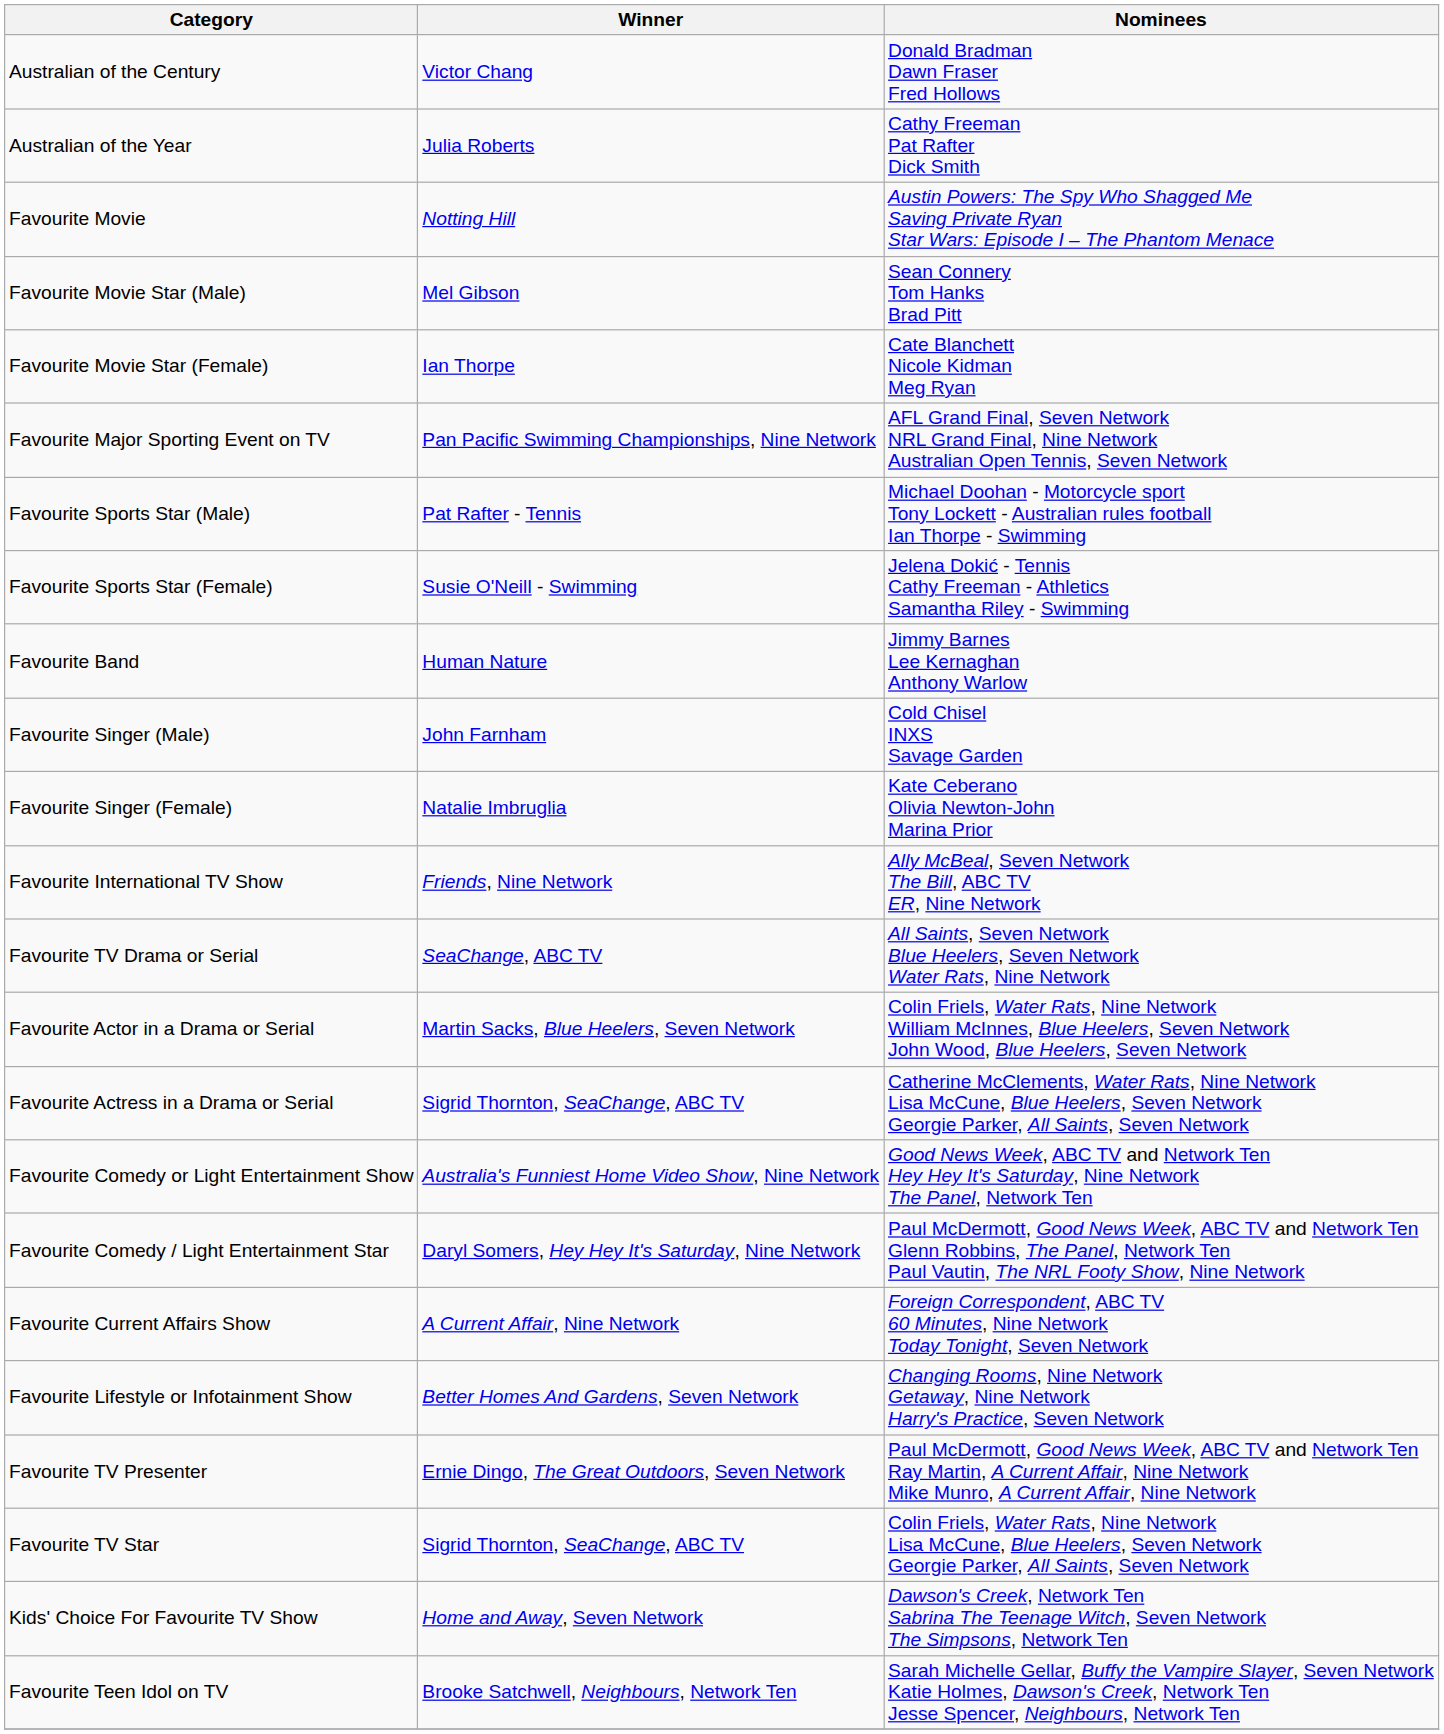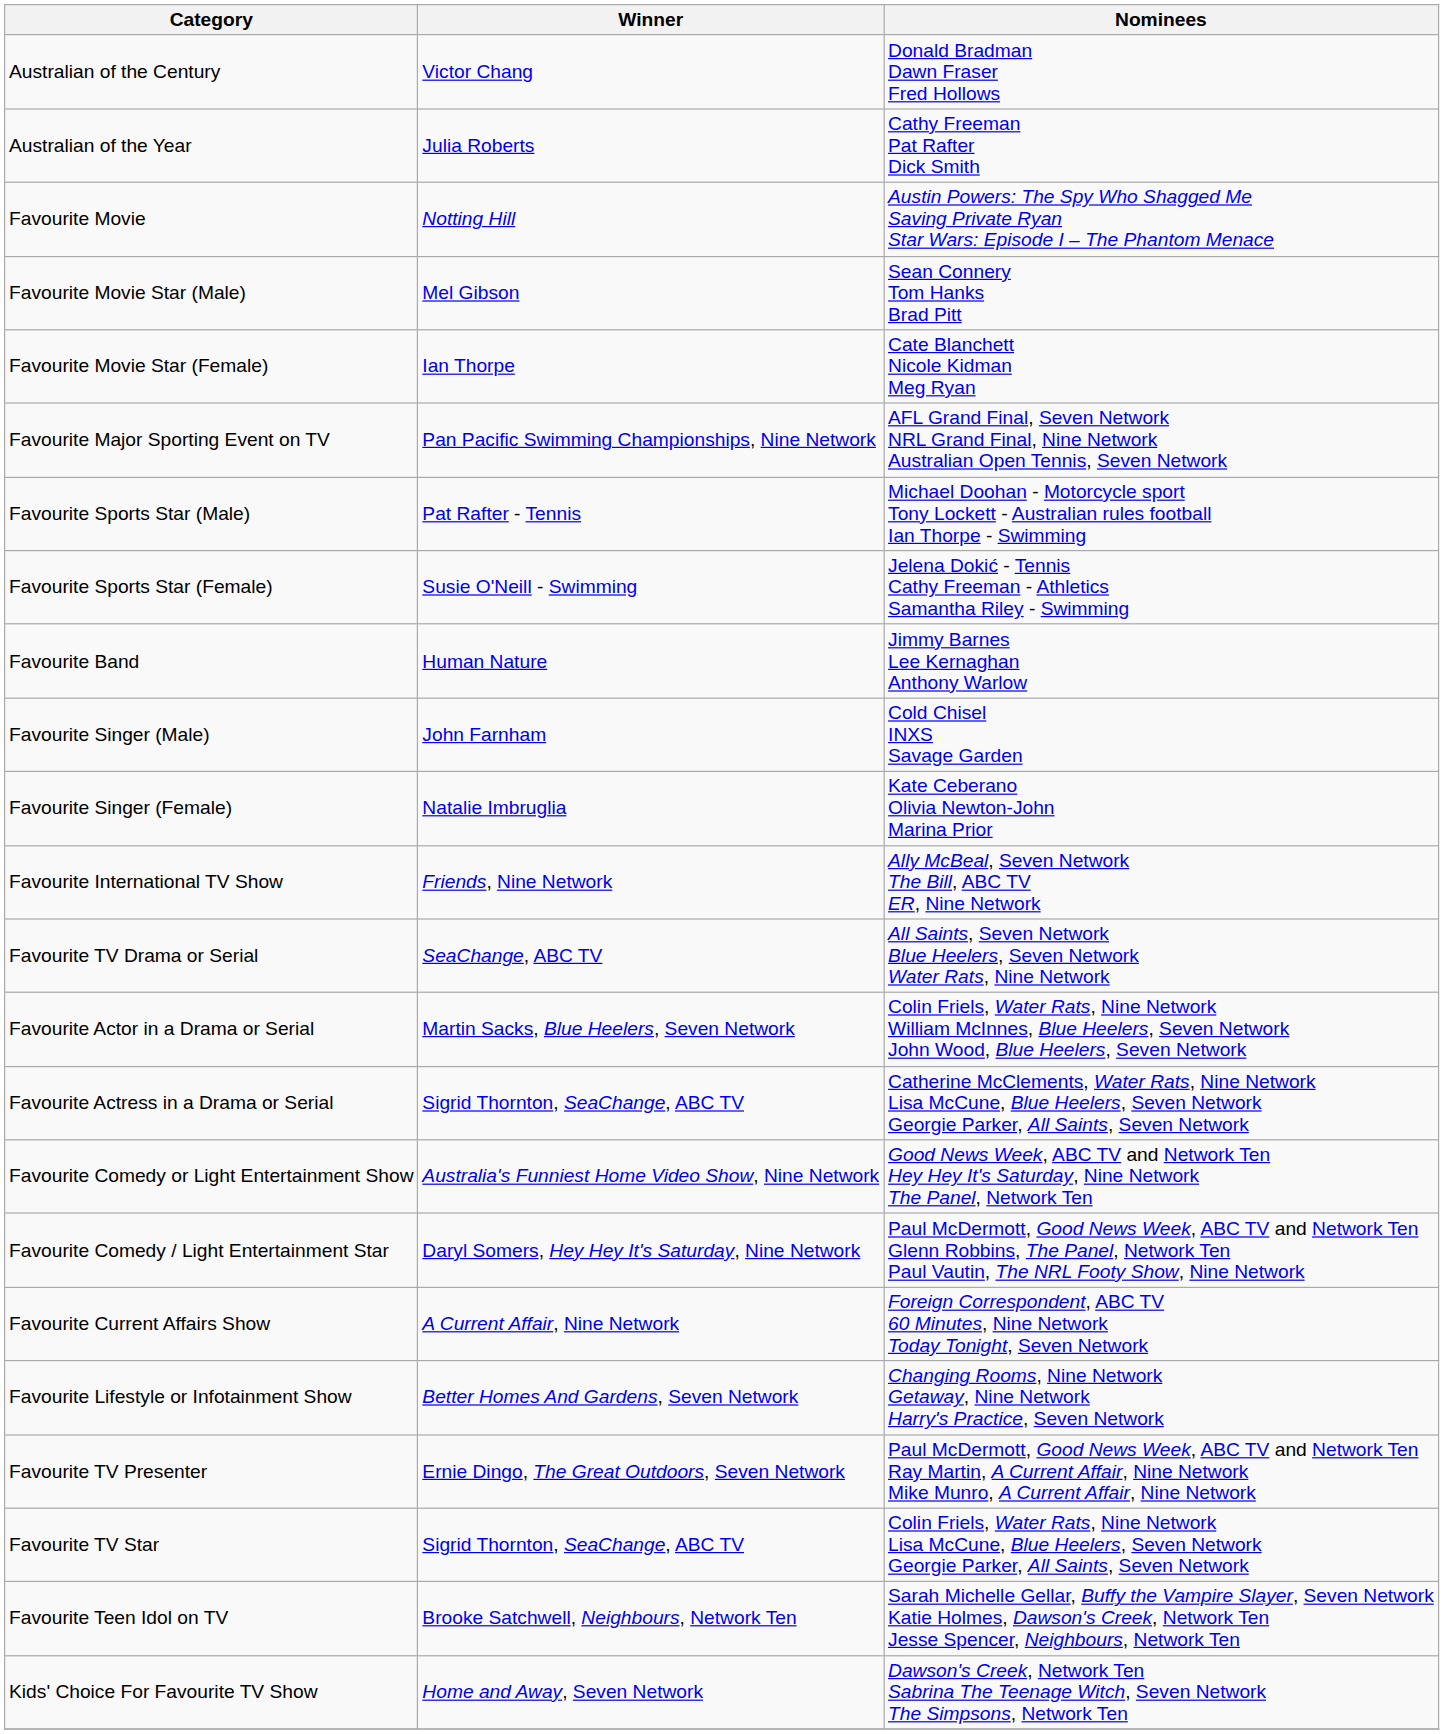rows swapped: (119, 1692) <-> (163, 1618)
